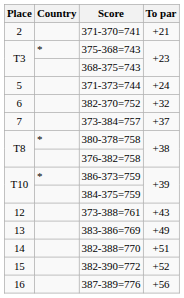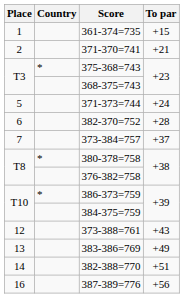+ row: (111, 31)
(161, 103) +32 -> (161, 121) +28
- row: (111, 266)
